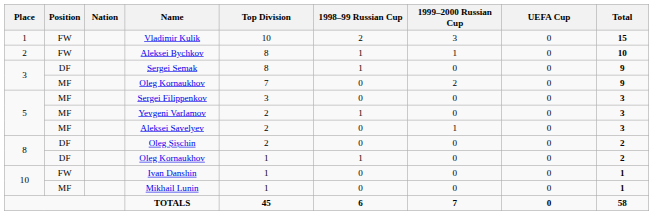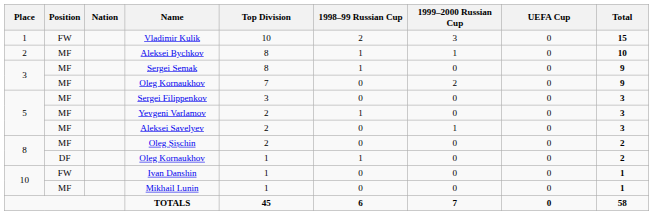(65, 53) FW -> (65, 53) MF
(65, 68) DF -> (65, 68) MF
(65, 143) DF -> (65, 143) MF
